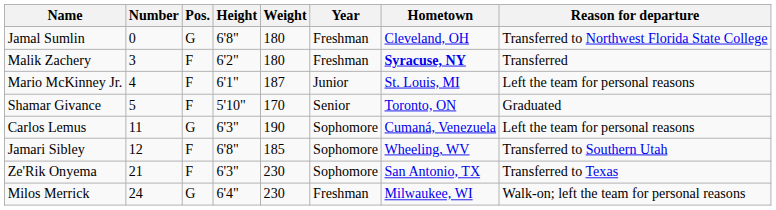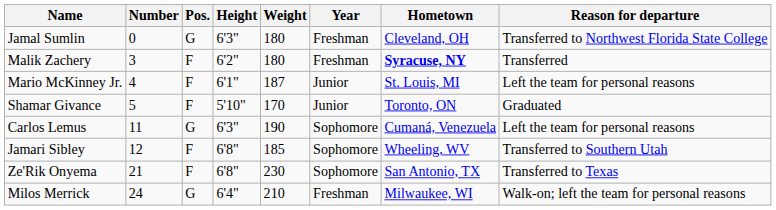(228, 37) 6'8" -> (228, 37) 6'3"
(331, 104) Senior -> (331, 104) Junior
(228, 171) 6'3" -> (228, 171) 6'8"
(274, 194) 230 -> (274, 194) 210
